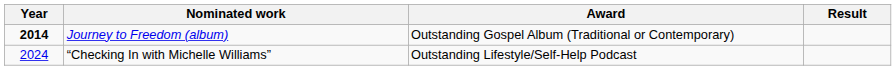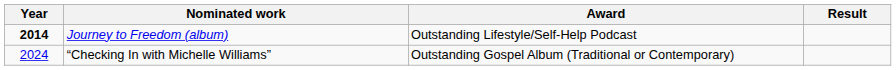(573, 34) Outstanding Gospel Album (Traditional or Contemporary) -> (524, 34) Outstanding Lifestyle/Self-Help Podcast
(524, 55) Outstanding Lifestyle/Self-Help Podcast -> (573, 55) Outstanding Gospel Album (Traditional or Contemporary)
